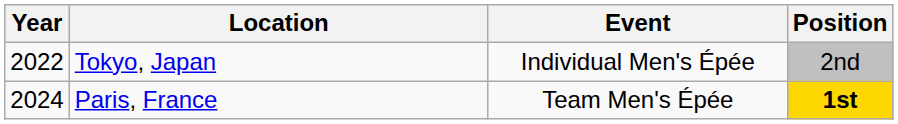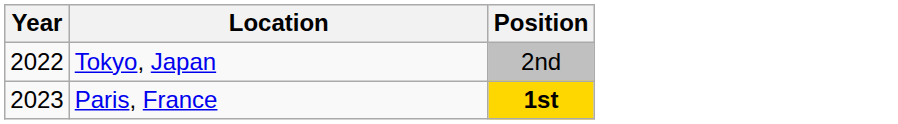- column: (638, 23)
(37, 99) 2024 -> (37, 99) 2023
